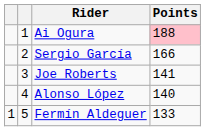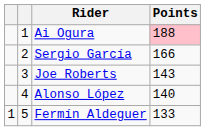(164, 75) 141 -> (164, 75) 143
